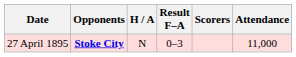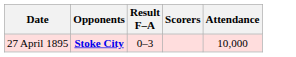- column: (142, 19)
(262, 43) 11,000 -> (233, 43) 10,000
